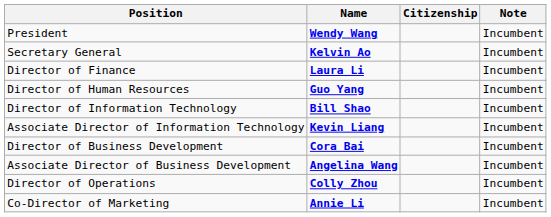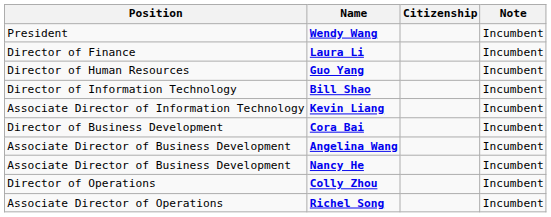- row: (340, 51)
+ row: (337, 165)
+ row: (347, 202)
- row: (337, 202)
